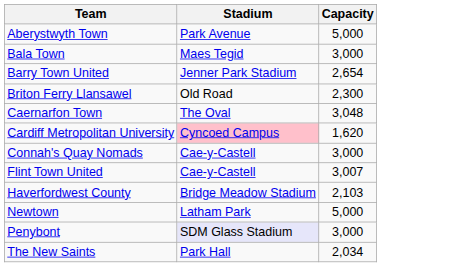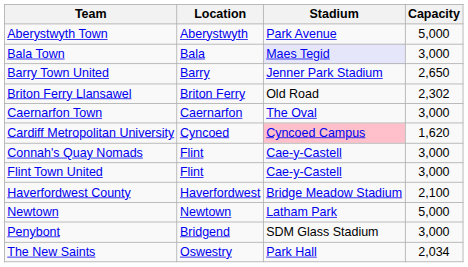+ column: (220, 14)
(212, 53) no background -> (298, 53) lavender background
(348, 73) 2,654 -> (434, 73) 2,650
(348, 93) 2,300 -> (434, 93) 2,302
(348, 113) 3,048 -> (434, 113) 3,000
(348, 172) 3,007 -> (434, 172) 3,000
(348, 192) 2,103 -> (434, 192) 2,100
(236, 232) lavender background -> (322, 232) no background
